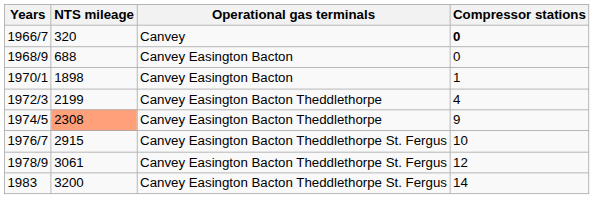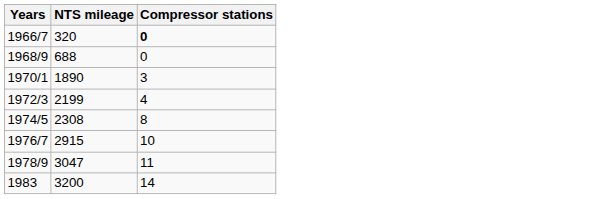- column: (293, 15)
(69, 78) 1898 -> (69, 78) 1890
(457, 78) 1 -> (144, 78) 3
(69, 120) lightsalmon background -> (69, 120) no background
(457, 120) 9 -> (144, 120) 8
(69, 162) 3061 -> (69, 162) 3047
(460, 162) 12 -> (147, 162) 11
